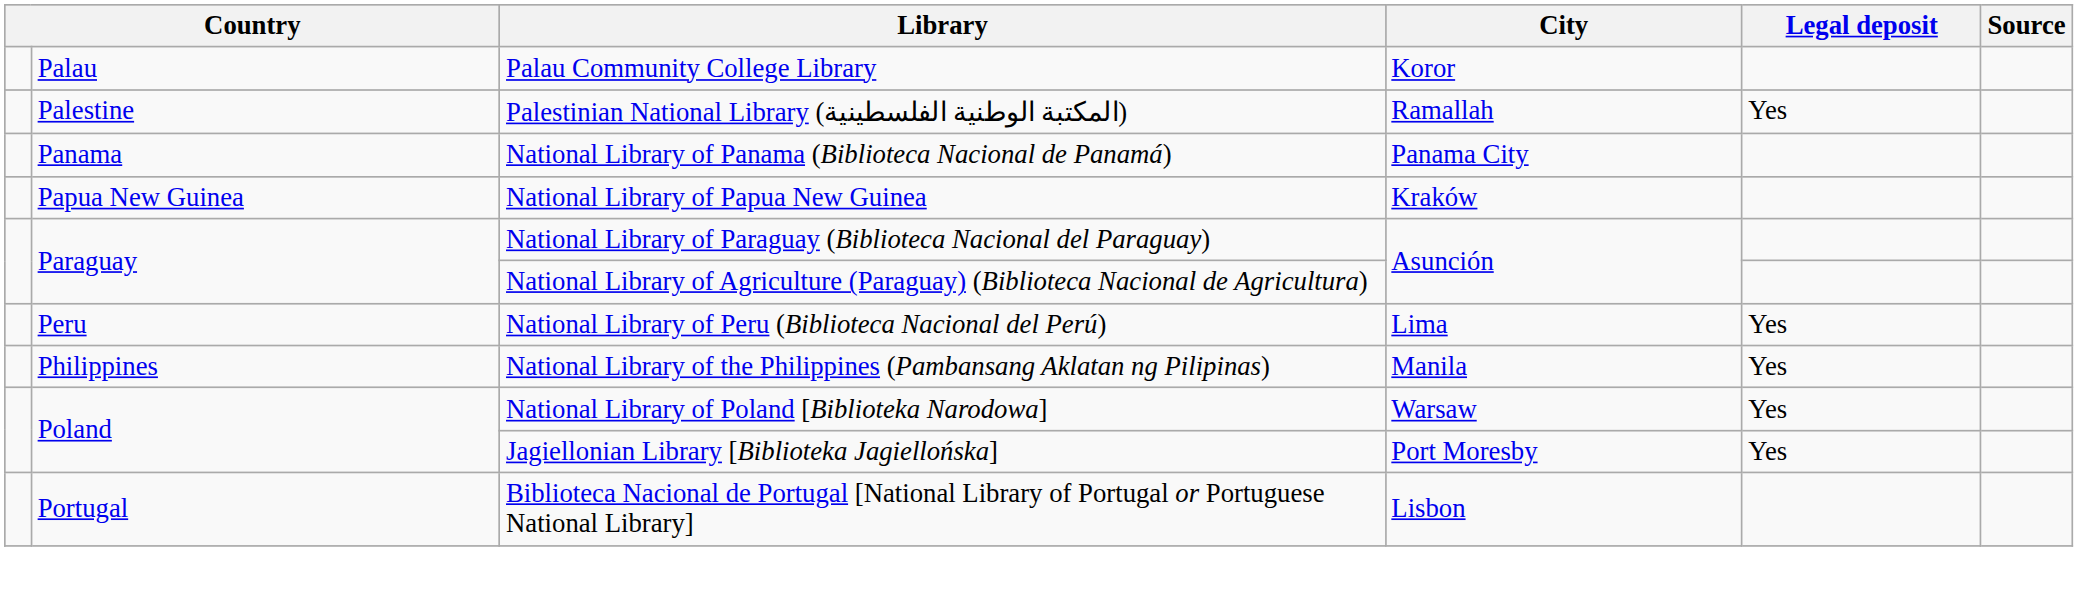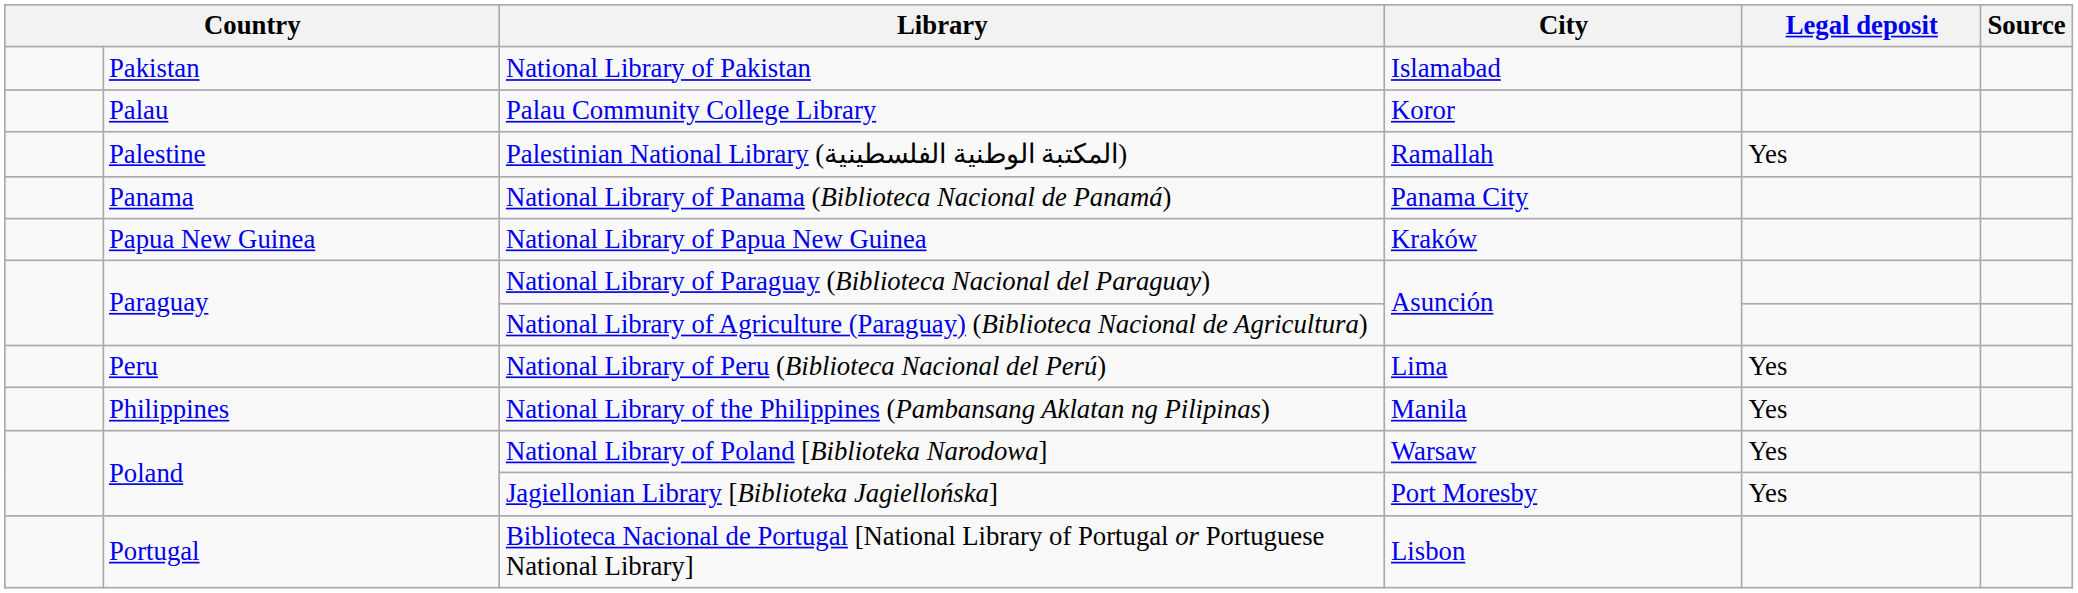+ row: (658, 68)
